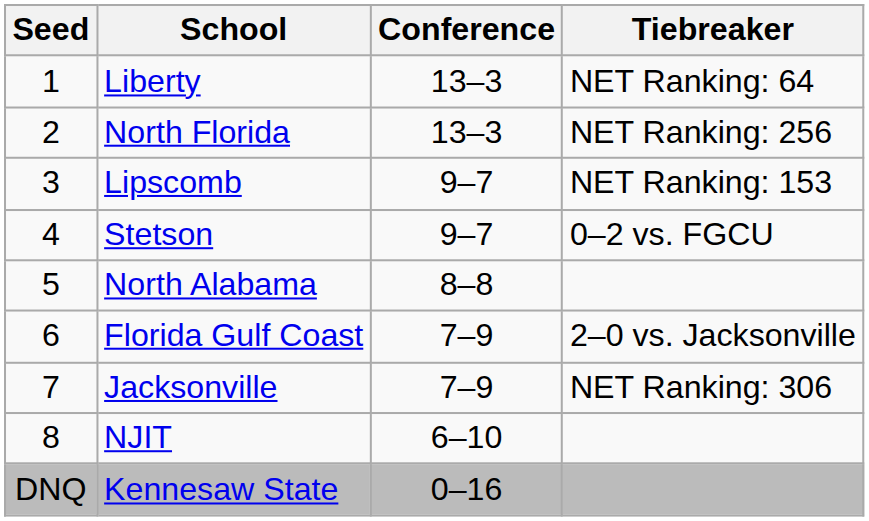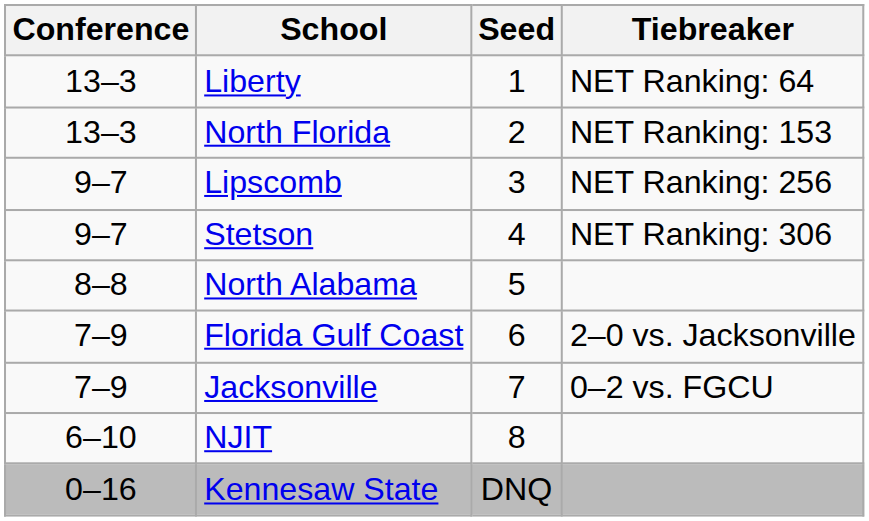columns swapped: (51, 30) <-> (467, 30)
(701, 132) NET Ranking: 256 -> (701, 132) NET Ranking: 153
(701, 183) NET Ranking: 153 -> (701, 183) NET Ranking: 256
(672, 234) 0–2 vs. FGCU -> (701, 234) NET Ranking: 306
(701, 387) NET Ranking: 306 -> (672, 387) 0–2 vs. FGCU
